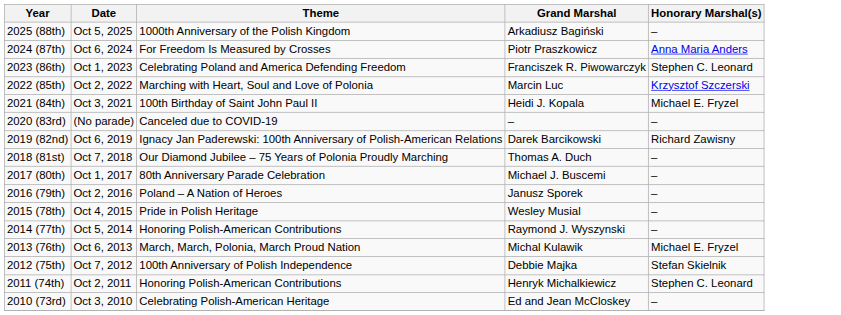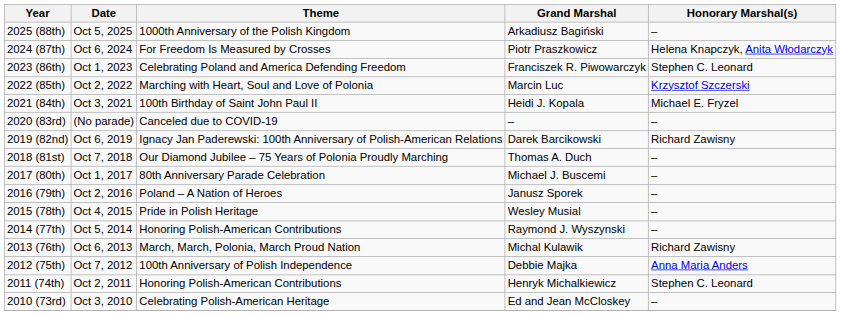(699, 49) Anna Maria Anders -> (742, 49) Helena Knapczyk, Anita Włodarczyk
(695, 247) Michael E. Fryzel -> (693, 247) Richard Zawisny
(689, 265) Stefan Skielnik -> (699, 265) Anna Maria Anders
